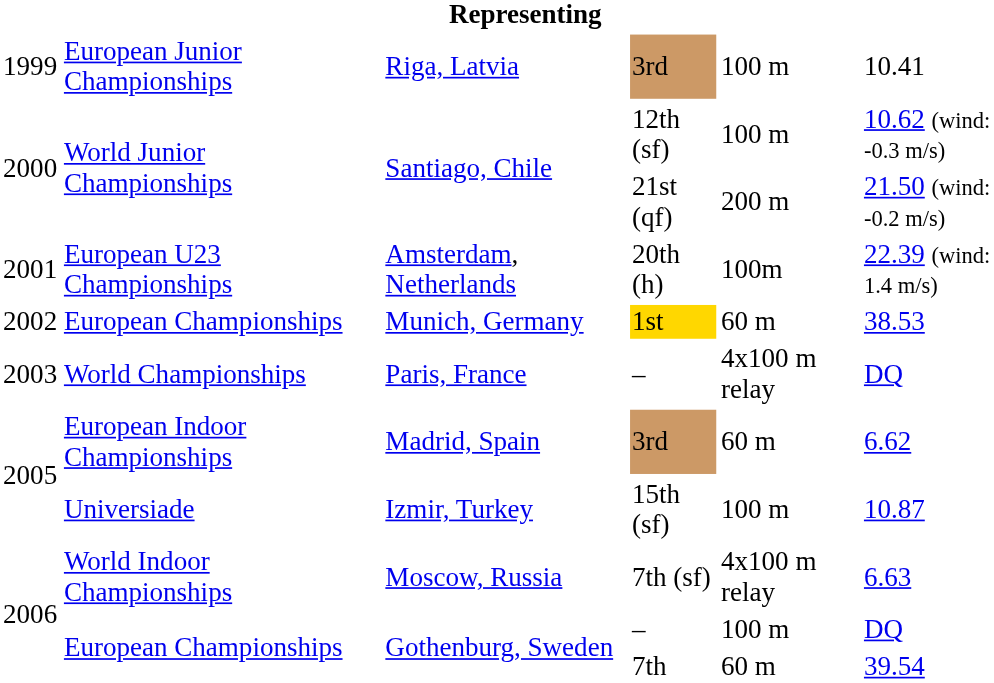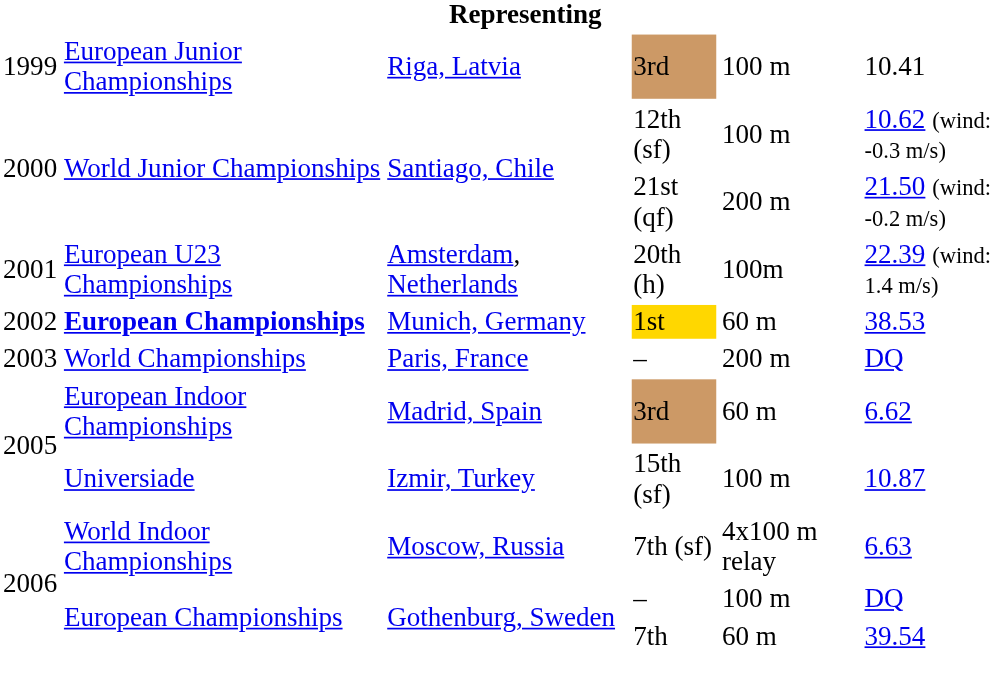(203, 321) normal -> (214, 321) bold
(769, 373) 4x100 m relay -> (756, 358) 200 m
